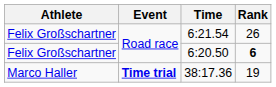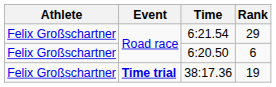(253, 34) 26 -> (253, 34) 29
(253, 53) bold -> (253, 53) normal
(42, 73) Marco Haller -> (62, 73) Felix Großschartner
